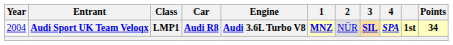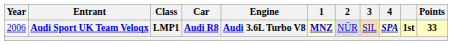(16, 27) 2004 -> (16, 27) 2006
(370, 27) bold -> (369, 27) normal
(433, 27) 34 -> (432, 27) 33
